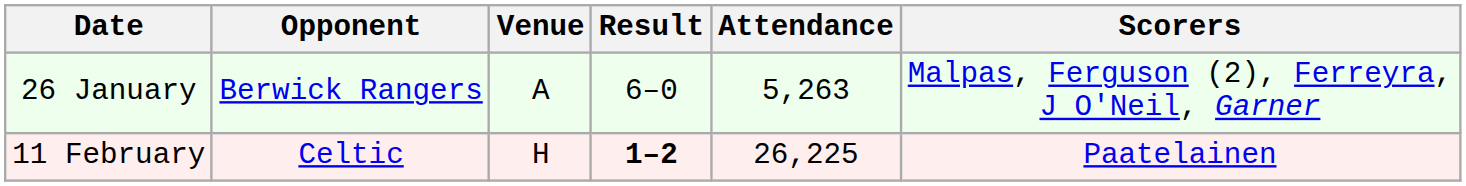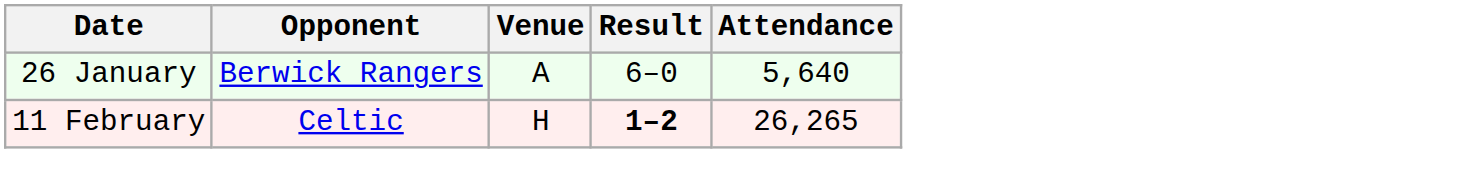- column: (1180, 29)
(806, 93) 5,263 -> (806, 76) 5,640
(806, 157) 26,225 -> (806, 124) 26,265
